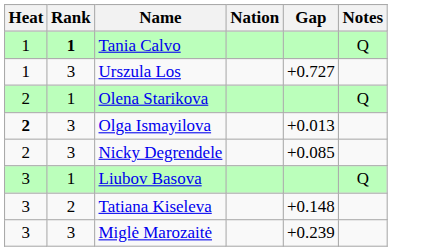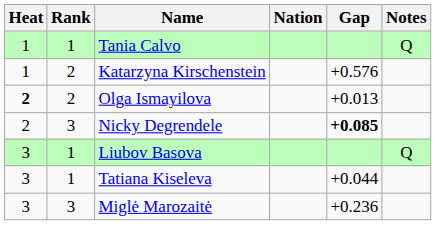(71, 44) bold -> (71, 44) normal
+ row: (182, 71)
- row: (140, 71)
- row: (153, 98)
(71, 125) 3 -> (71, 98) 2
(311, 152) normal -> (354, 125) bold
(71, 206) 2 -> (71, 179) 1
(311, 206) +0.148 -> (354, 179) +0.044
(311, 233) +0.239 -> (354, 206) +0.236
